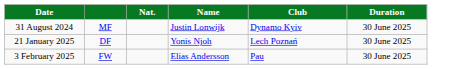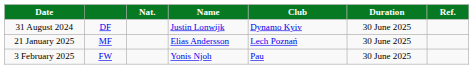+ column: (448, 12)
(105, 27) MF -> (105, 27) DF
(105, 42) DF -> (105, 42) MF
(191, 42) Yonis Njoh -> (200, 42) Elias Andersson
(200, 57) Elias Andersson -> (191, 57) Yonis Njoh
